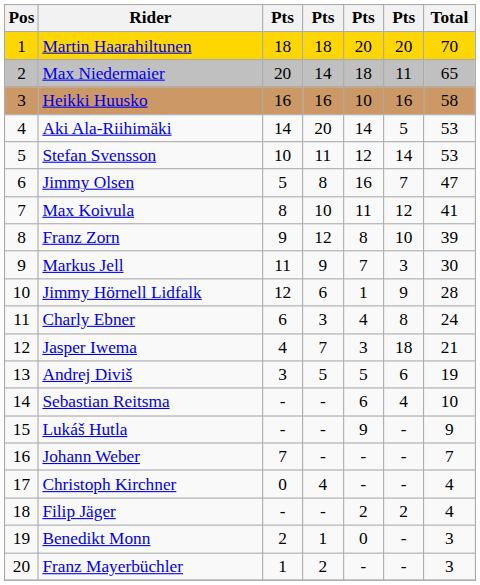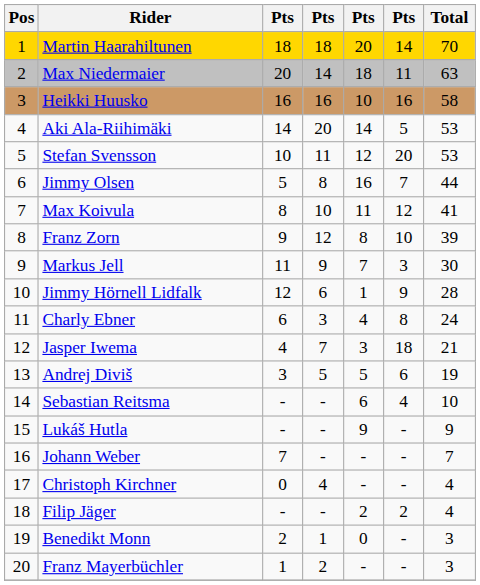(404, 45) 20 -> (404, 45) 14
(449, 73) 65 -> (449, 73) 63
(404, 155) 14 -> (404, 155) 20
(449, 182) 47 -> (449, 182) 44
